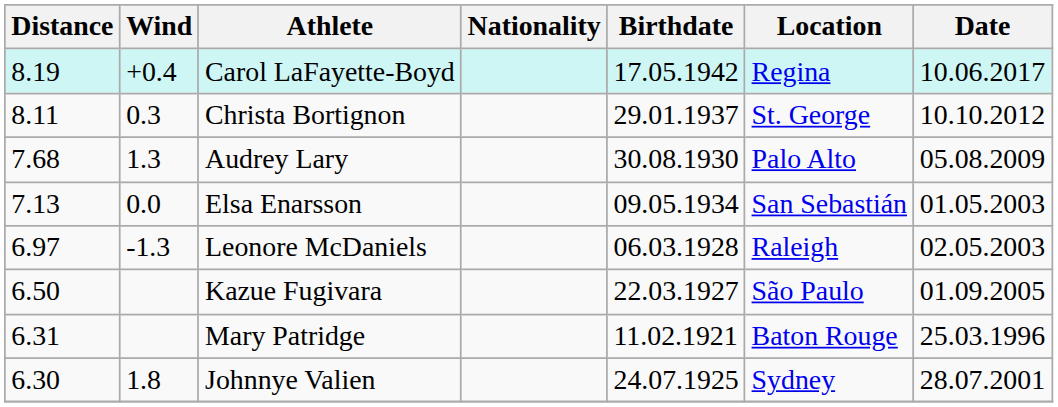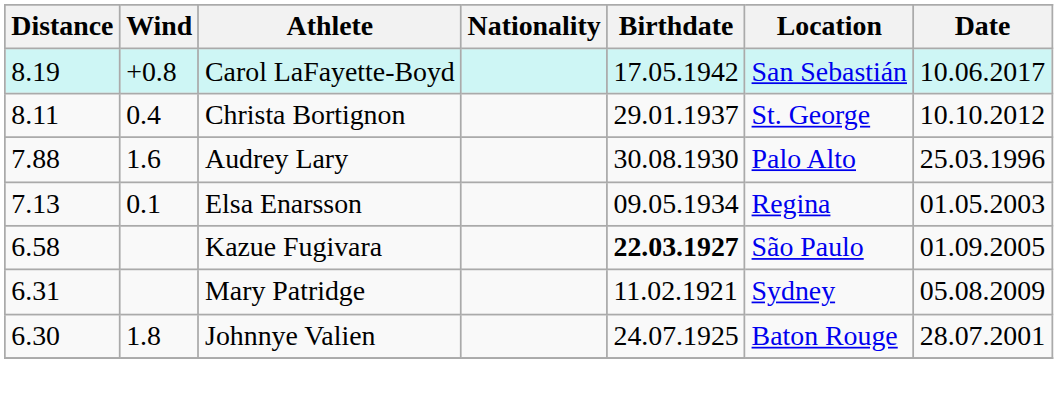(151, 70) +0.4 -> (151, 70) +0.8
(791, 70) Regina -> (829, 70) San Sebastián
(144, 114) 0.3 -> (144, 114) 0.4
(36, 159) 7.68 -> (36, 159) 7.88
(144, 159) 1.3 -> (144, 159) 1.6
(982, 159) 05.08.2009 -> (982, 159) 25.03.1996
(144, 203) 0.0 -> (144, 203) 0.1
(829, 203) San Sebastián -> (791, 203) Regina
- row: (316, 247)
(36, 291) 6.50 -> (36, 247) 6.58
(676, 291) normal -> (676, 247) bold
(825, 335) Baton Rouge -> (793, 291) Sydney
(982, 335) 25.03.1996 -> (982, 291) 05.08.2009
(793, 379) Sydney -> (825, 335) Baton Rouge
